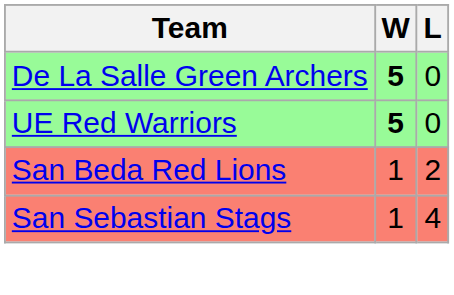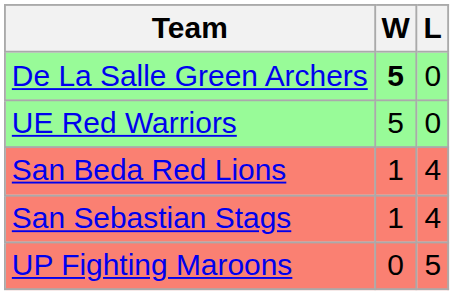(396, 123) bold -> (396, 123) normal
(433, 170) 2 -> (433, 170) 4
+ row: (152, 265)
